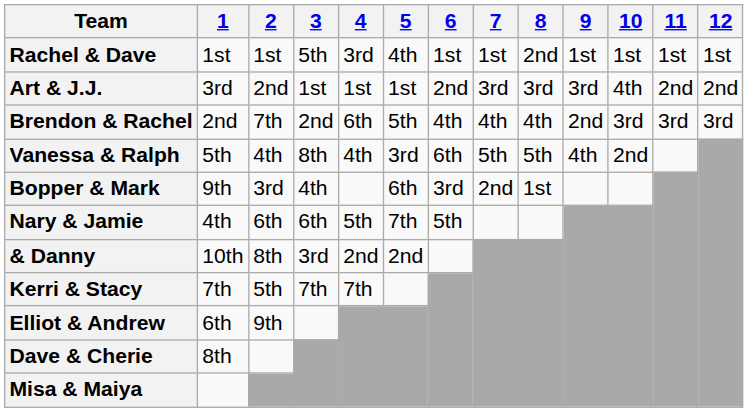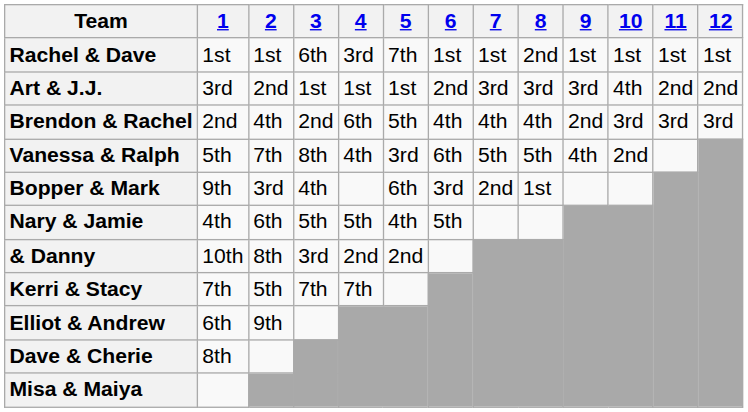(313, 54) 5th -> (313, 54) 6th
(403, 54) 4th -> (403, 54) 7th
(268, 121) 7th -> (268, 121) 4th
(268, 155) 4th -> (268, 155) 7th
(313, 222) 6th -> (313, 222) 5th
(403, 222) 7th -> (403, 222) 4th
